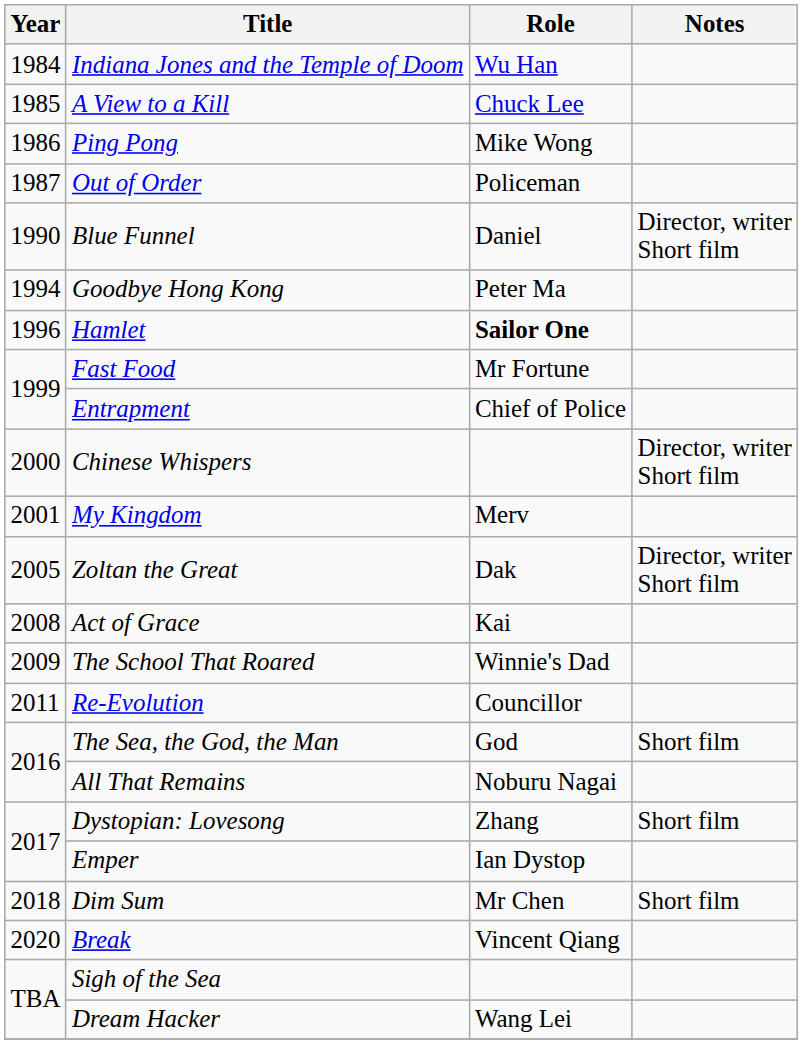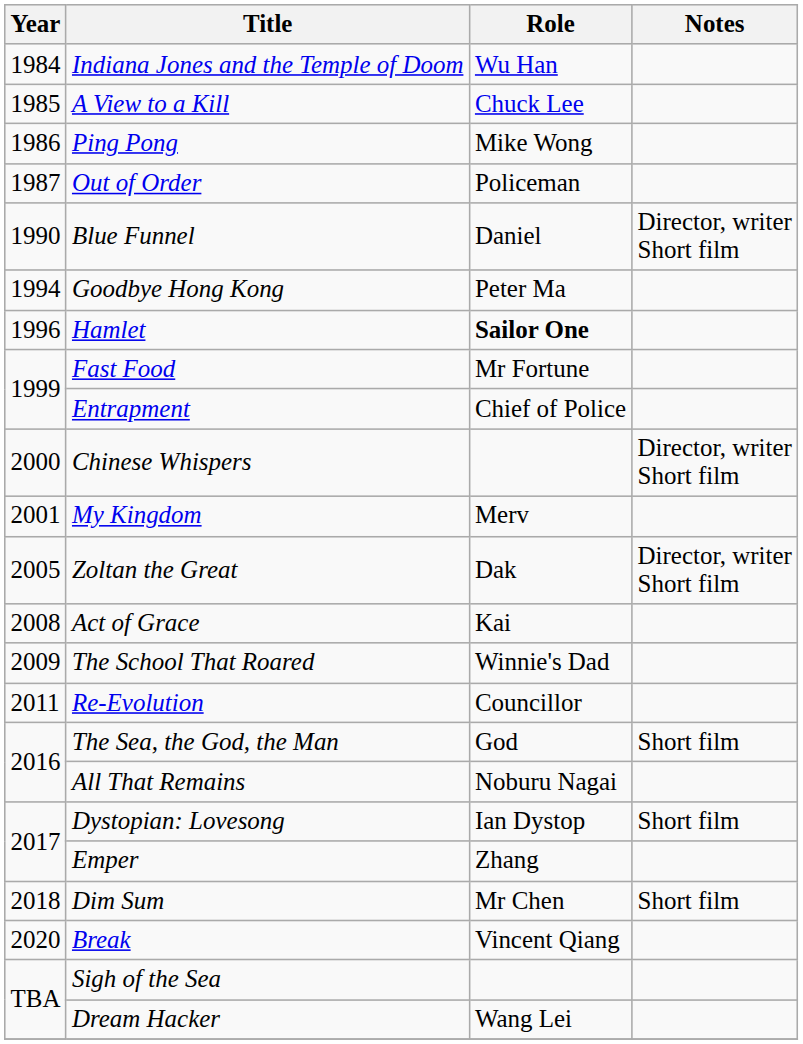(507, 821) Zhang -> (530, 821) Ian Dystop
(530, 860) Ian Dystop -> (507, 860) Zhang
